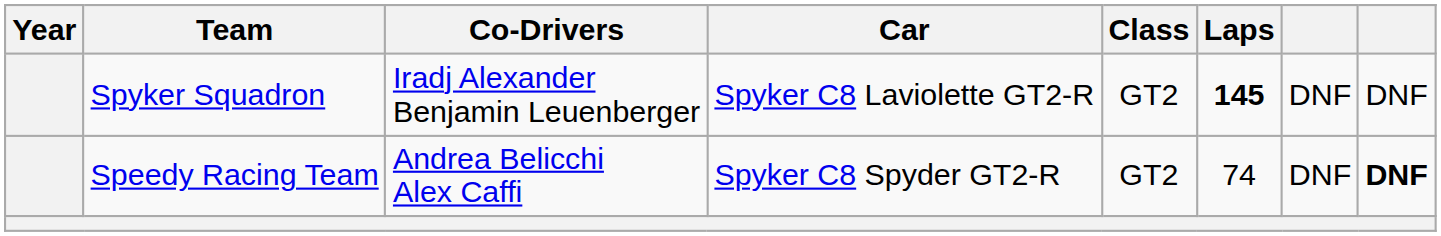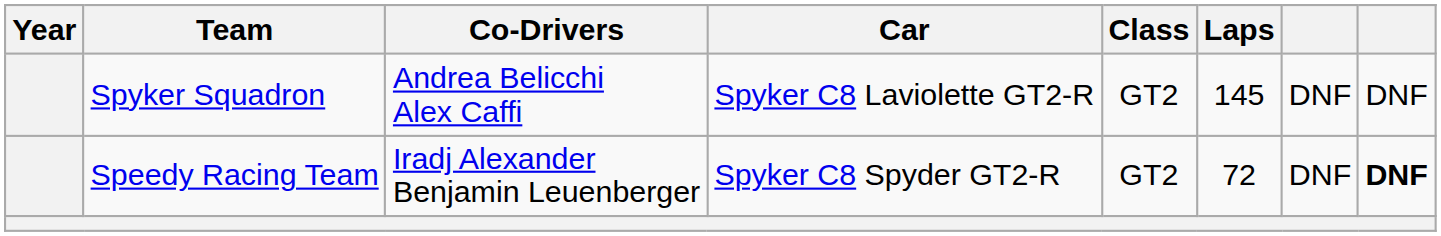(547, 94) Iradj Alexander Benjamin Leuenberger -> (498, 94) Andrea Belicchi Alex Caffi
(1239, 94) bold -> (1239, 94) normal
(498, 176) Andrea Belicchi Alex Caffi -> (547, 176) Iradj Alexander Benjamin Leuenberger
(1239, 176) 74 -> (1239, 176) 72
